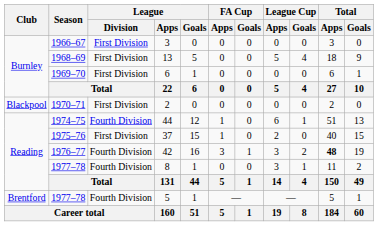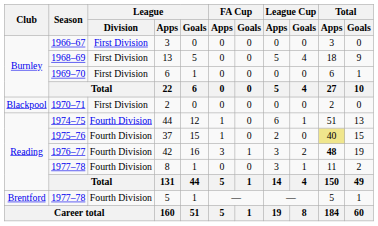(121, 136) First Division -> (121, 136) Fourth Division
(332, 136) no background -> (332, 136) khaki background
